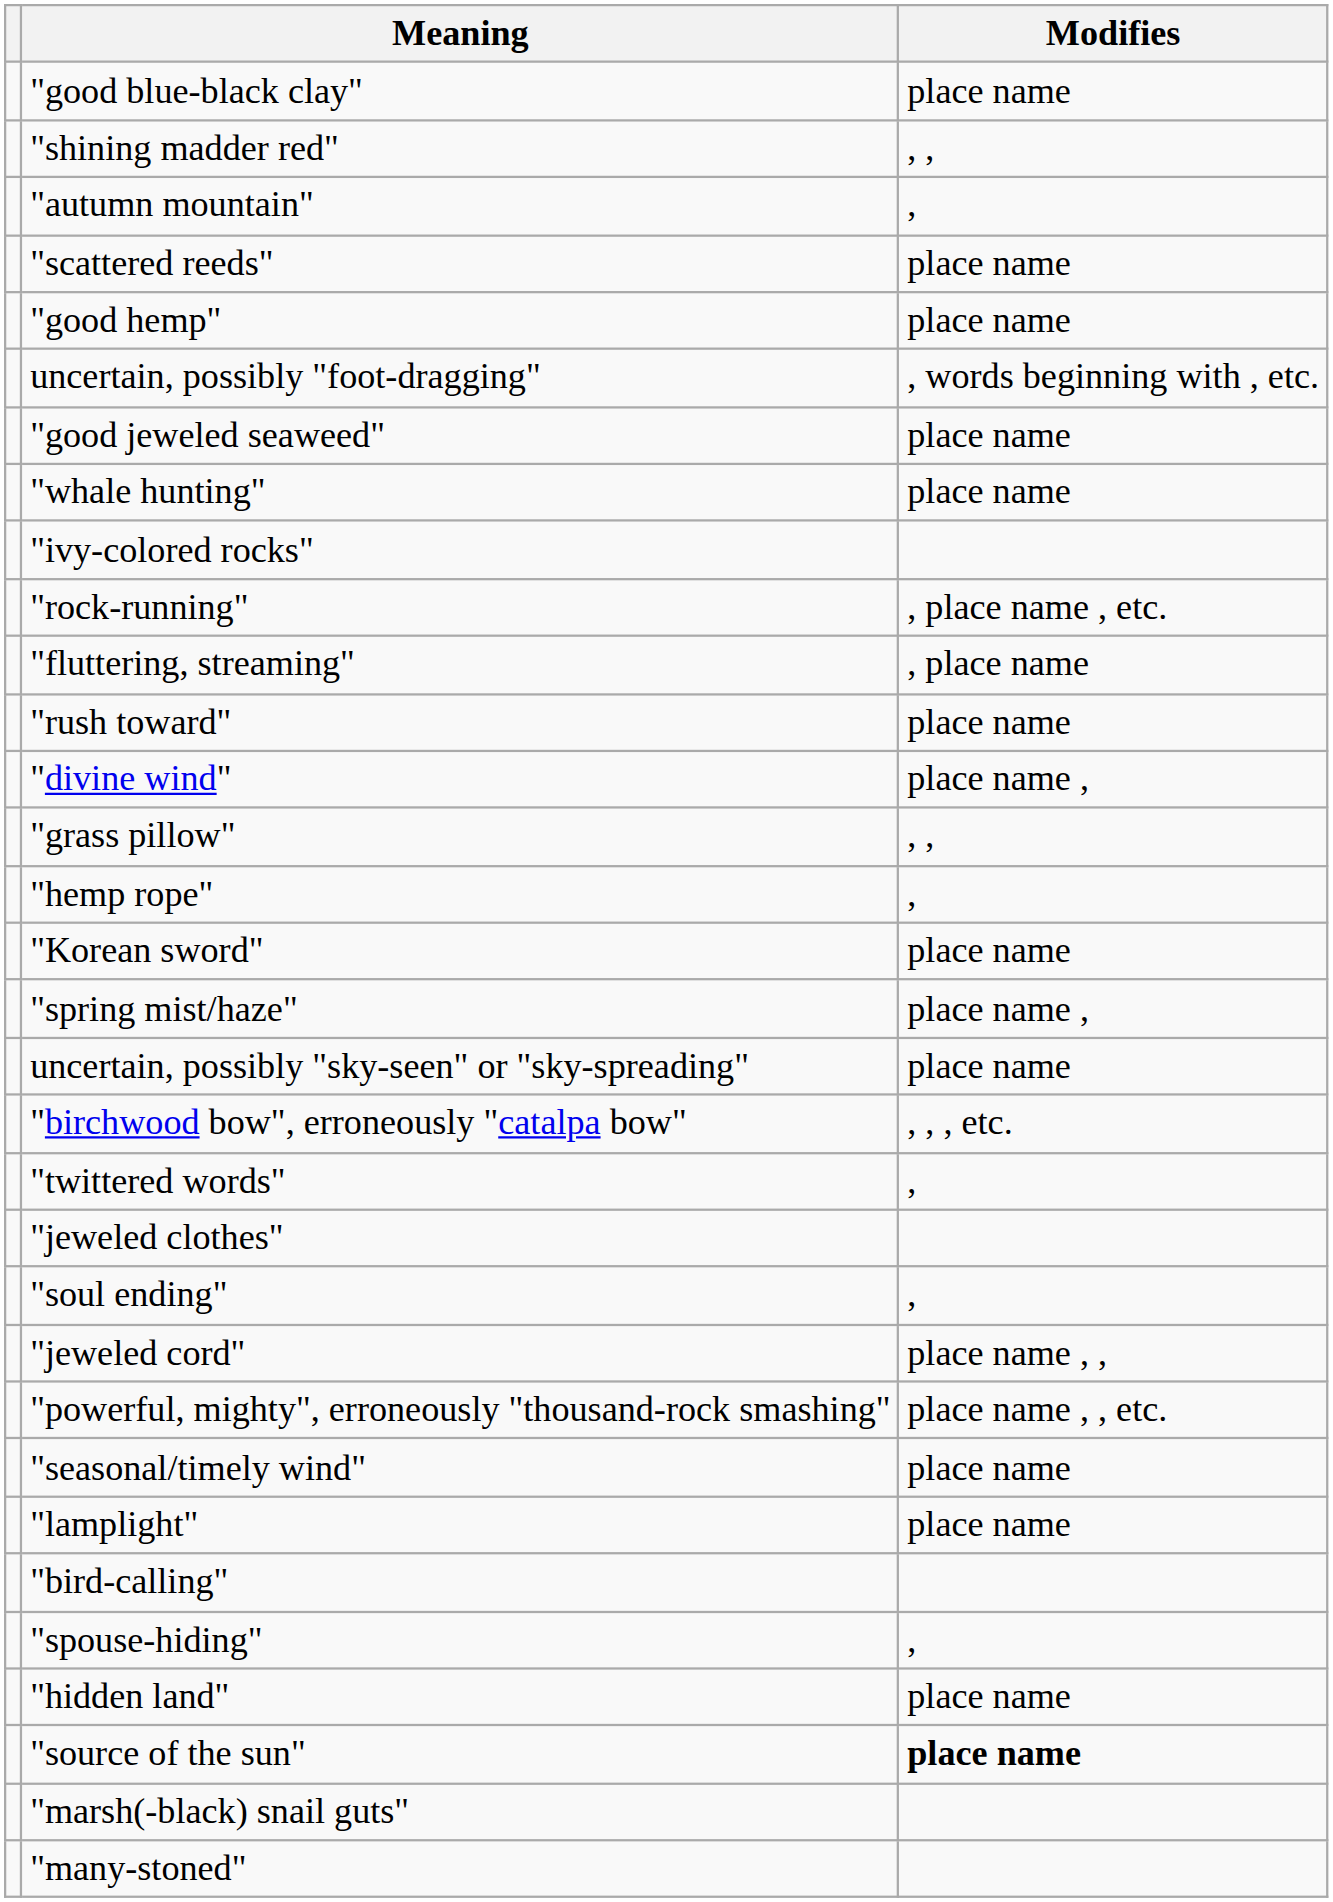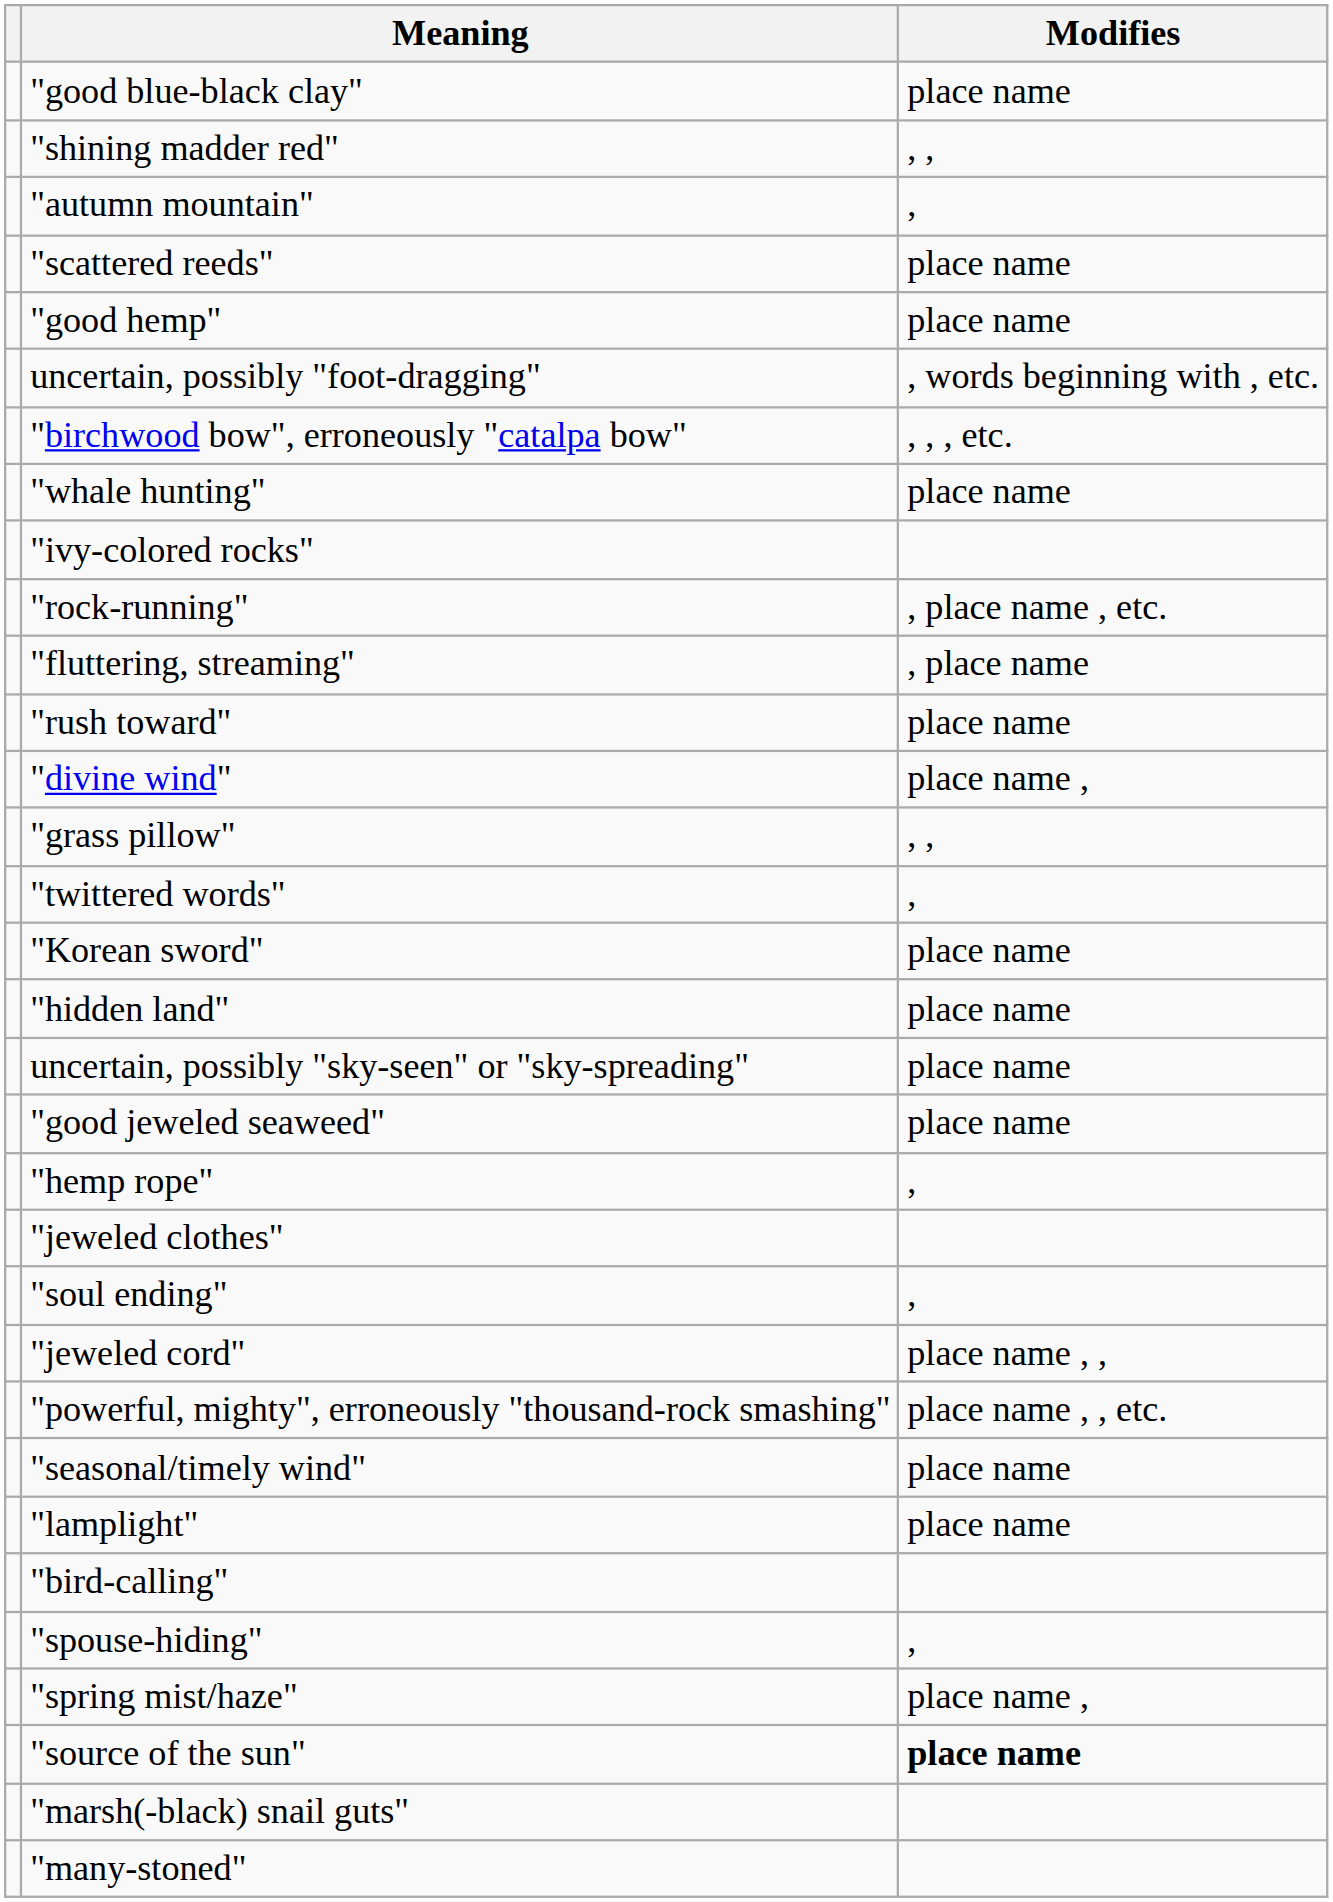rows swapped: (358, 1122) <-> (208, 434)
rows swapped: (158, 1180) <-> (122, 893)
rows swapped: (130, 1696) <-> (164, 1008)
